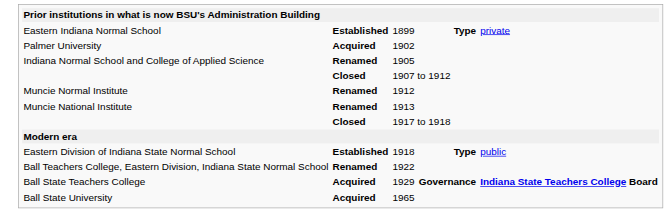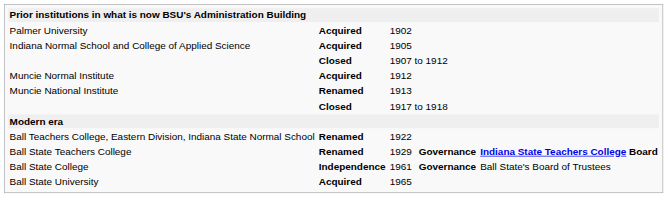- row: (92, 30)
(355, 60) Renamed -> (340, 45) Acquired
(355, 91) Renamed -> (340, 76) Acquired
- row: (129, 152)
(354, 182) Acquired -> (341, 152) Renamed
+ row: (49, 167)
